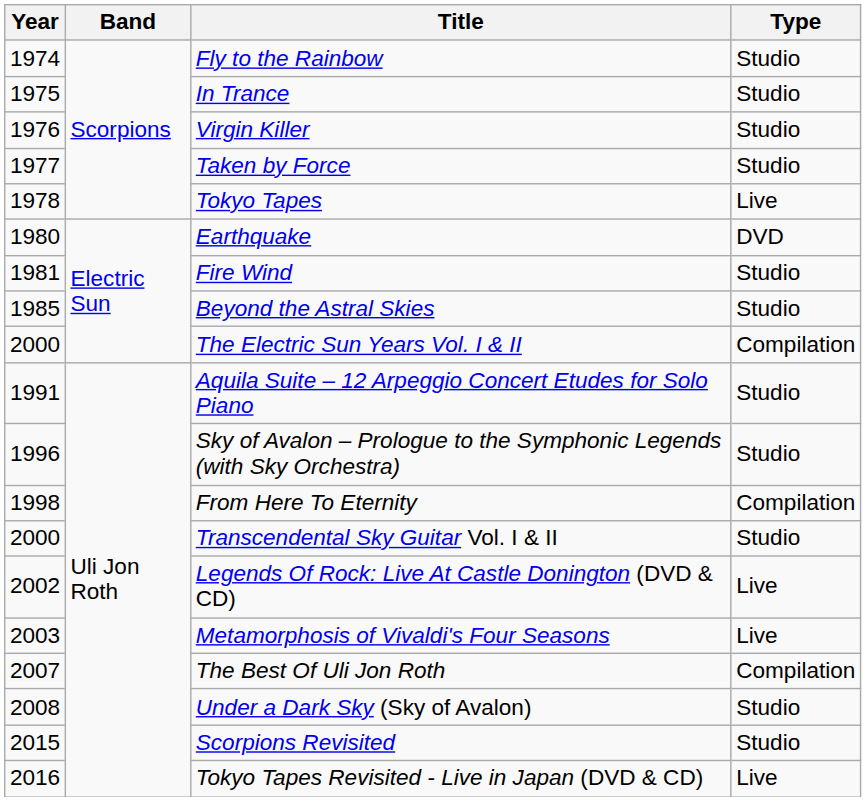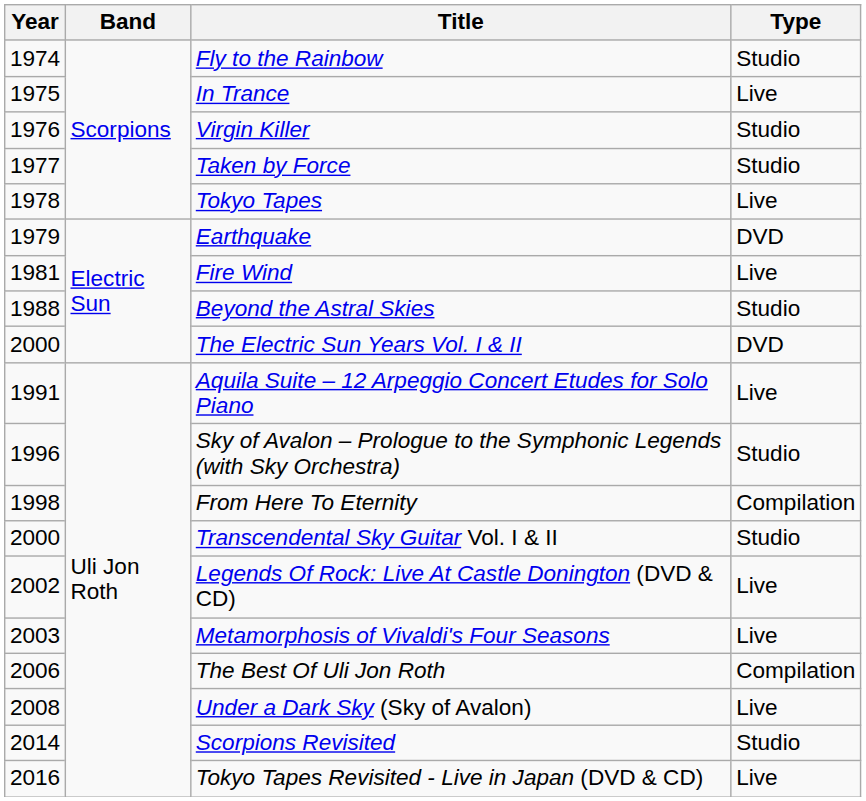(768, 93) Studio -> (757, 93) Live
(35, 237) 1980 -> (35, 237) 1979
(768, 272) Studio -> (757, 272) Live
(35, 308) 1985 -> (35, 308) 1988
(796, 344) Compilation -> (760, 344) DVD
(768, 392) Studio -> (757, 392) Live
(35, 670) 2007 -> (35, 670) 2006
(768, 706) Studio -> (757, 706) Live
(35, 742) 2015 -> (35, 742) 2014
